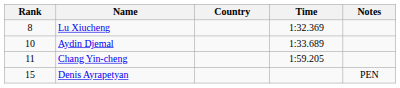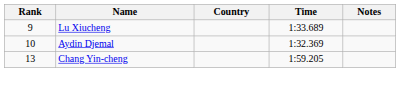(30, 28) 8 -> (30, 28) 9
(306, 28) 1:32.369 -> (306, 28) 1:33.689
(306, 43) 1:33.689 -> (306, 43) 1:32.369
(30, 59) 11 -> (30, 59) 13
- row: (93, 75)
